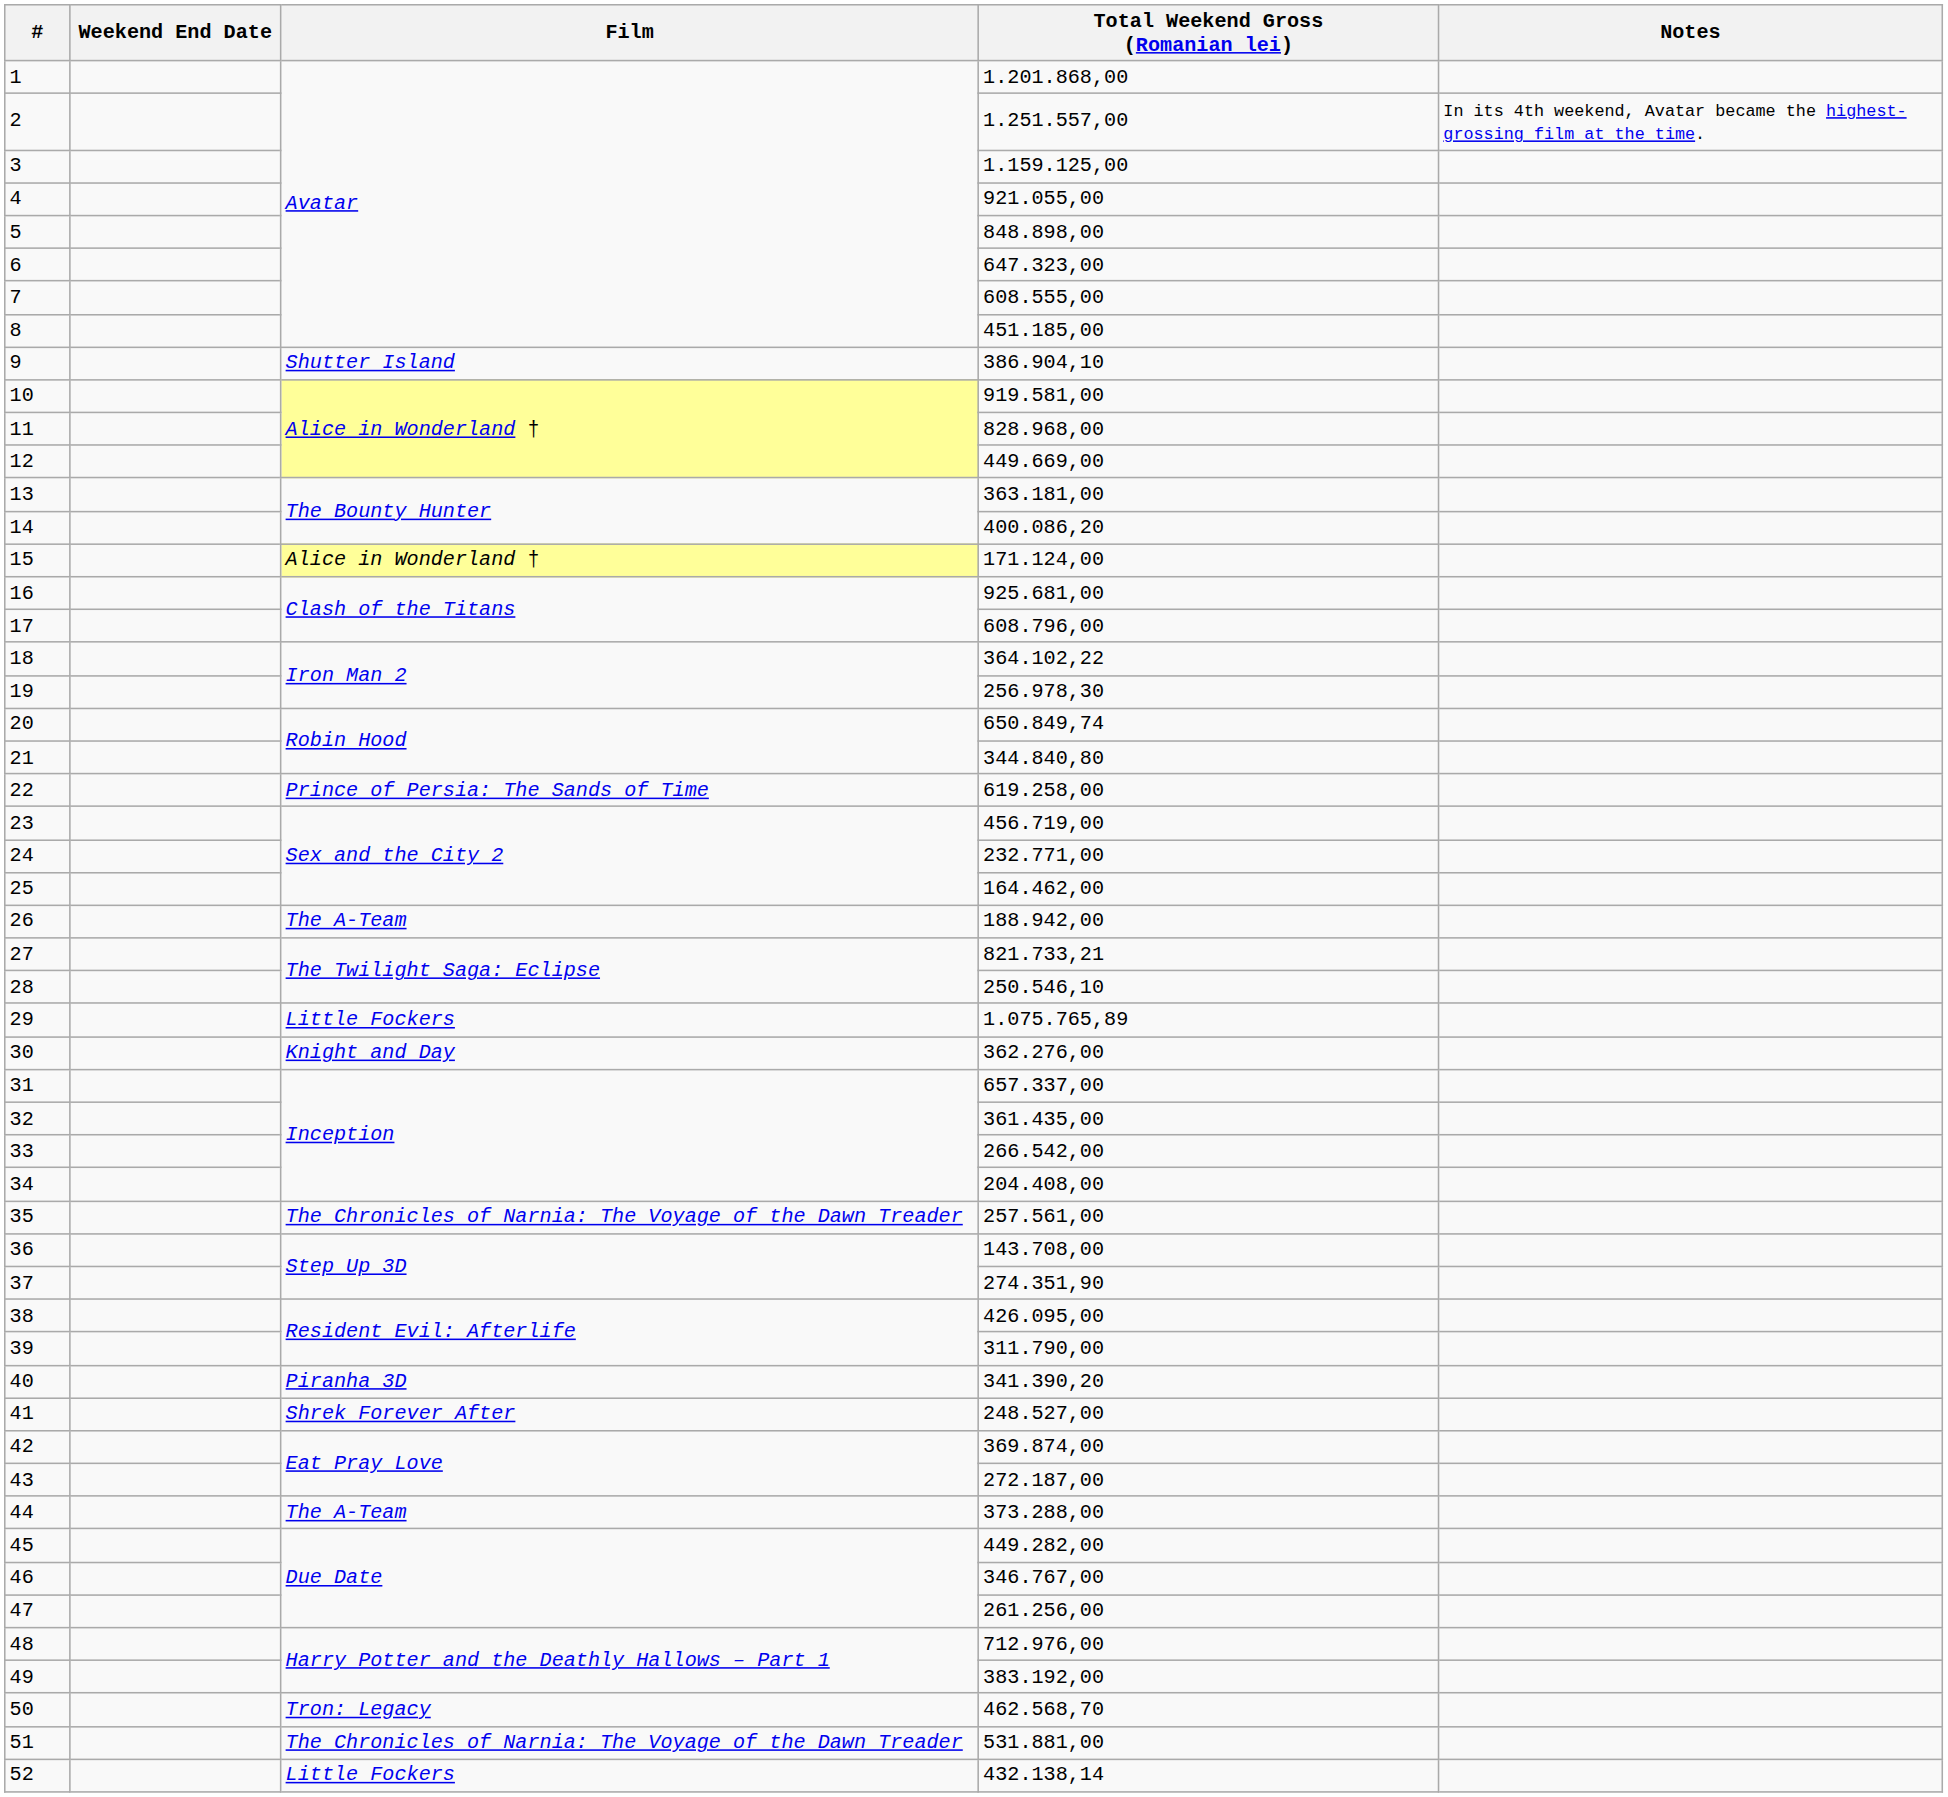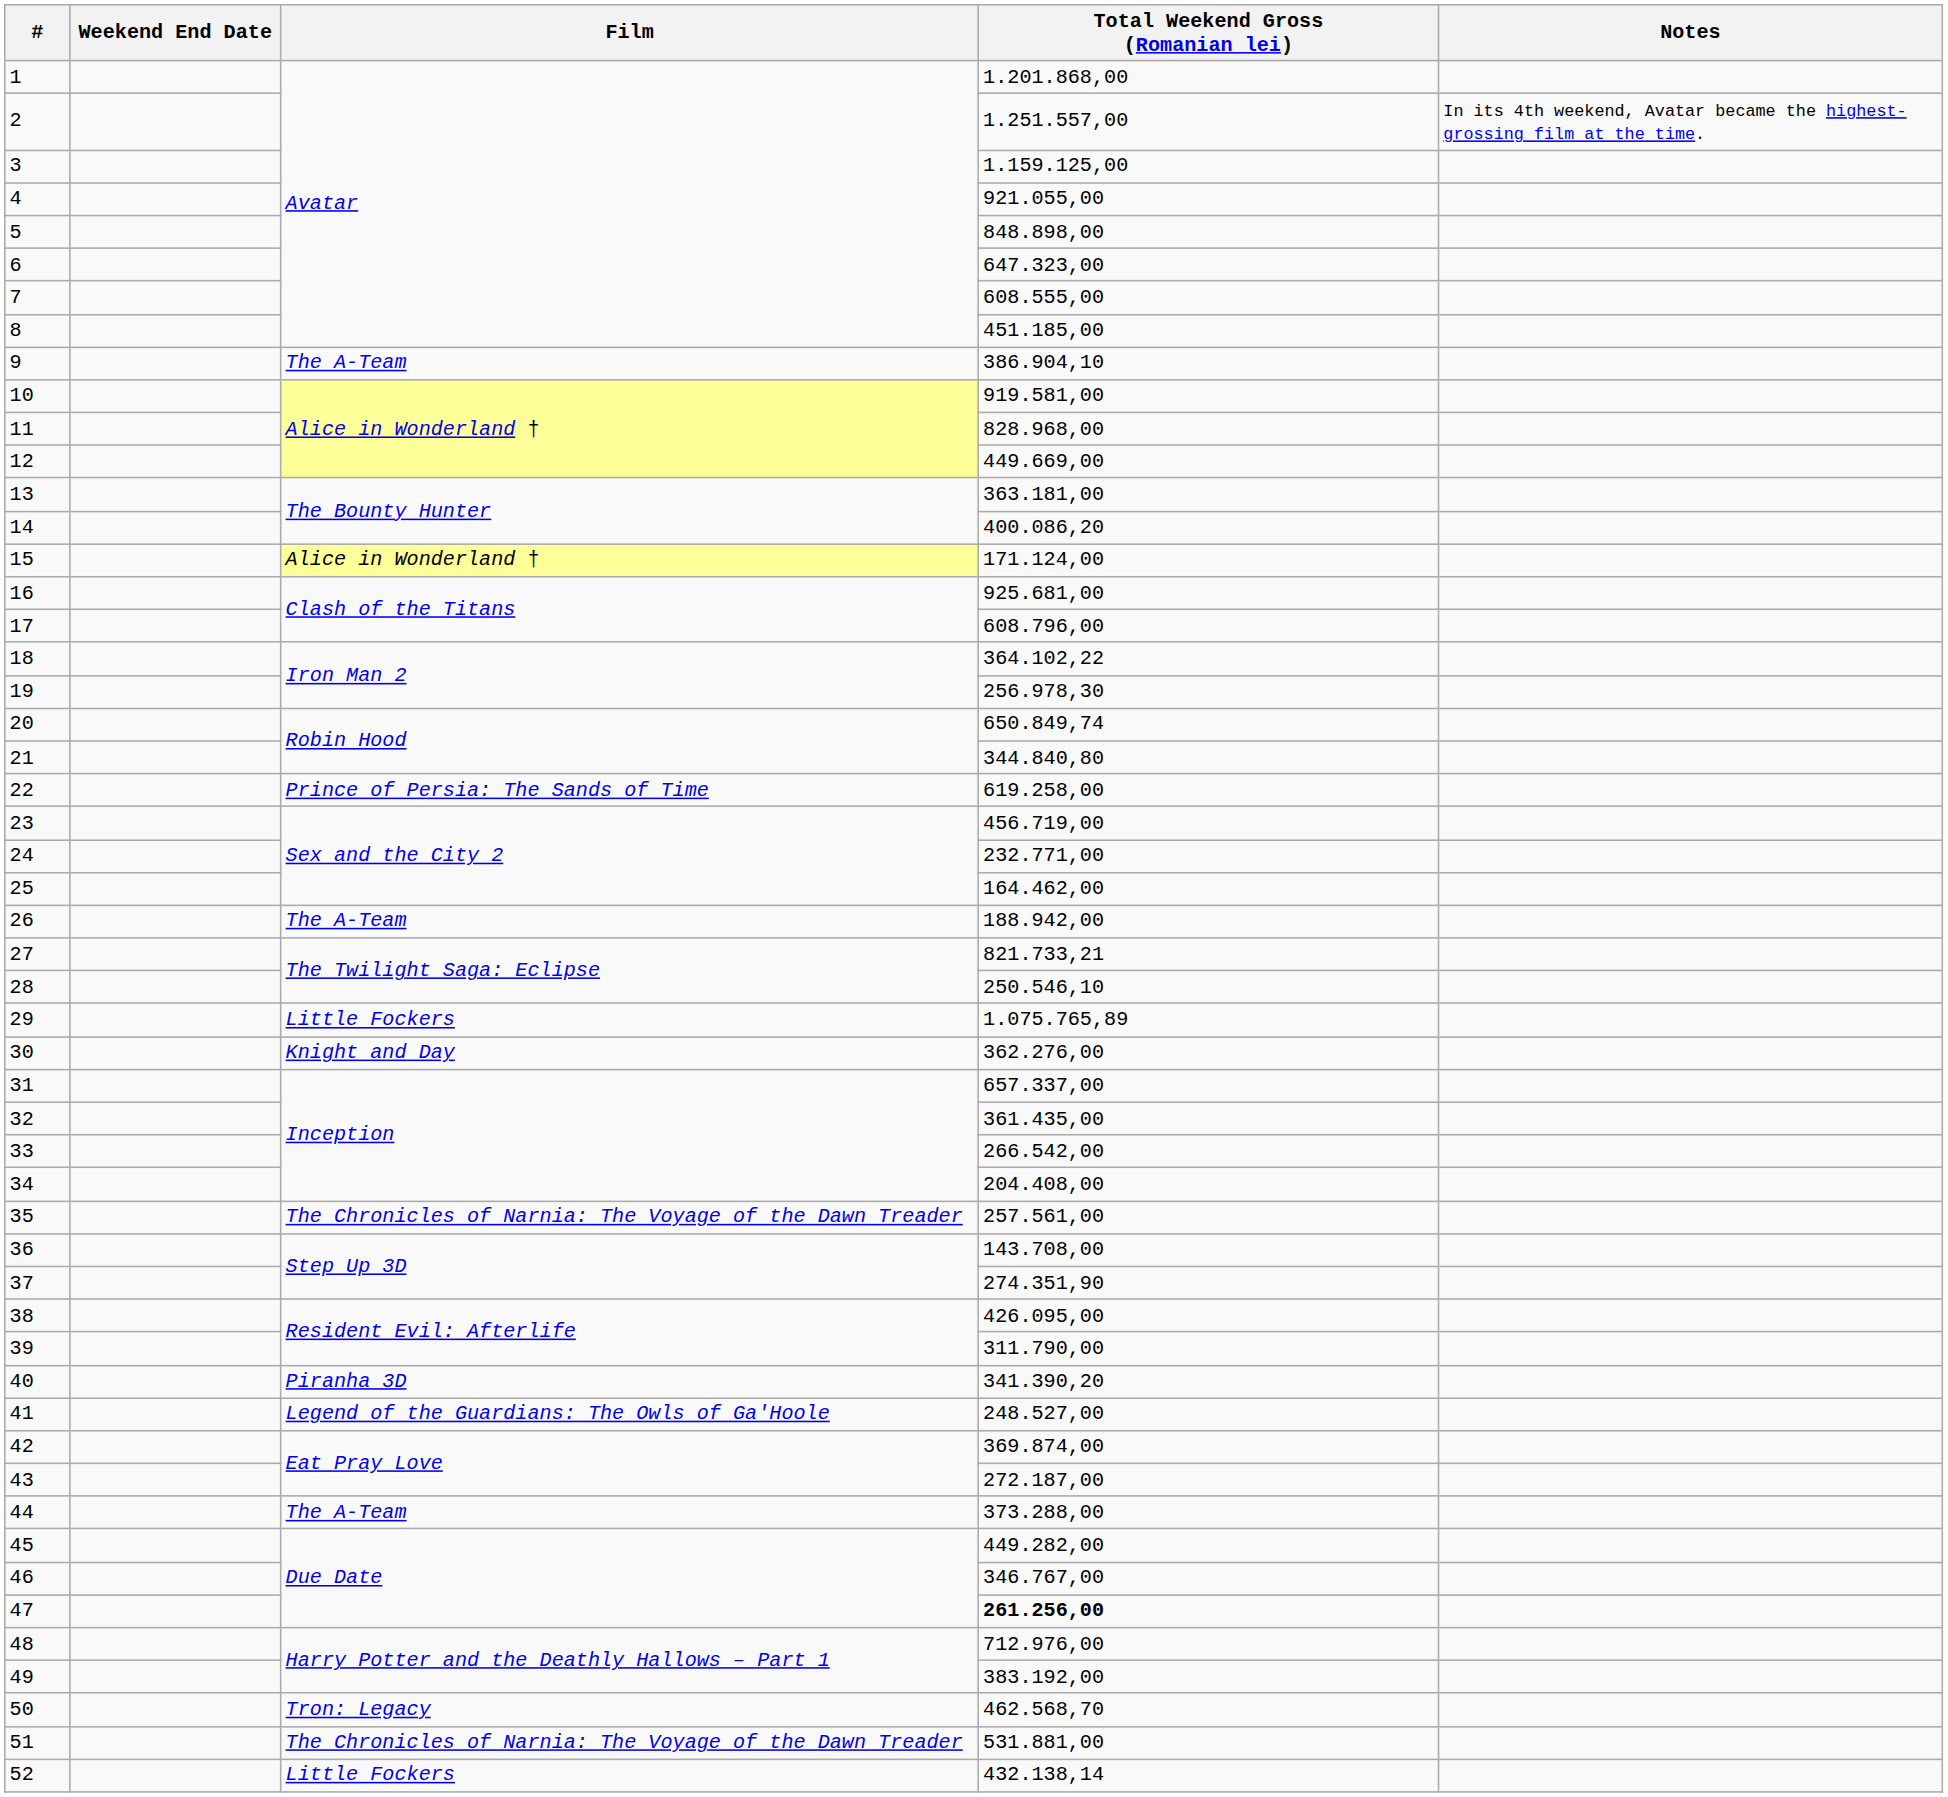(370, 363) Shutter Island -> (346, 363) The A-Team
(400, 1414) Shrek Forever After -> (558, 1414) Legend of the Guardians: The Owls of Ga'Hoole
(1044, 1611) normal -> (1044, 1611) bold
